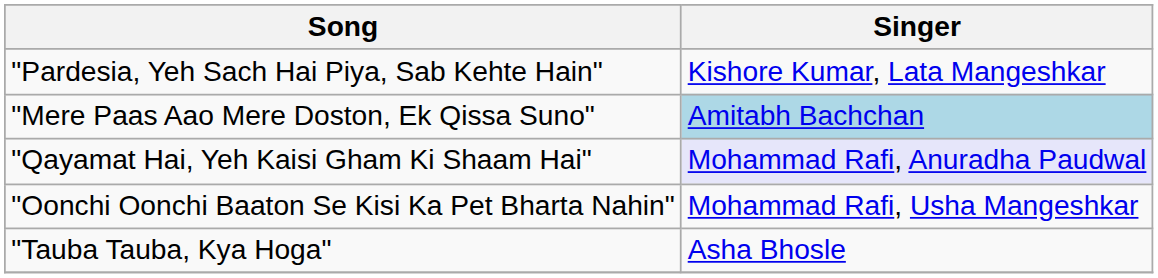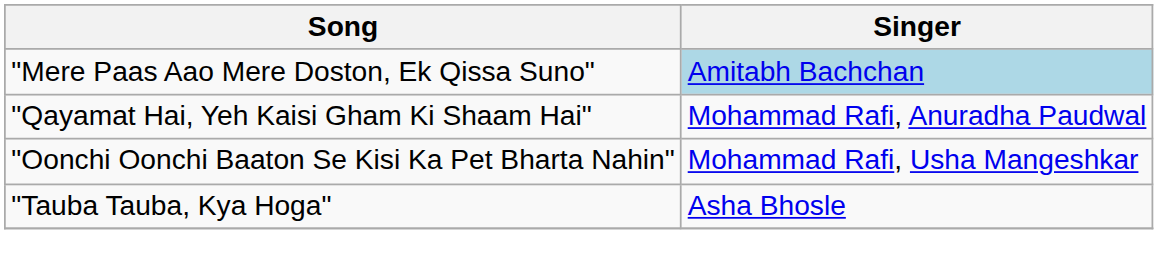- row: (307, 71)
(917, 160) lavender background -> (917, 116) no background
